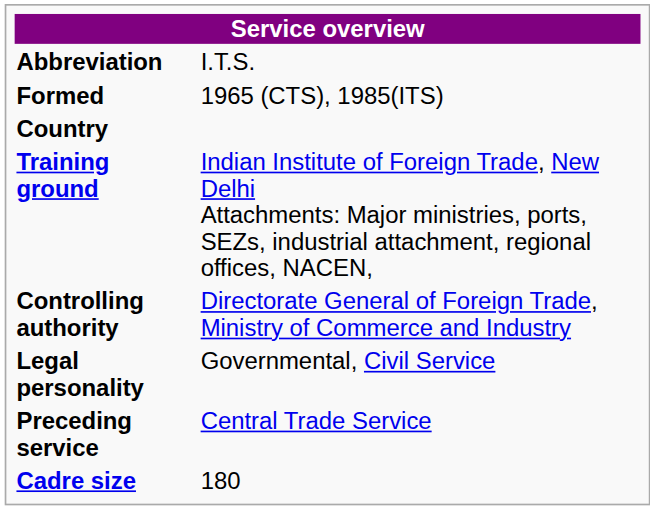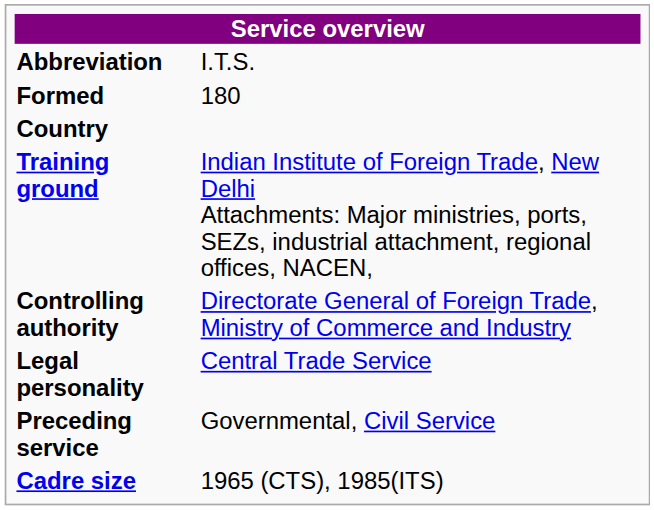(322, 95) 1965 (CTS), 1985(ITS) -> (221, 95) 180
(348, 361) Governmental, Civil Service -> (316, 361) Central Trade Service
(316, 420) Central Trade Service -> (348, 420) Governmental, Civil Service
(221, 480) 180 -> (322, 480) 1965 (CTS), 1985(ITS)
